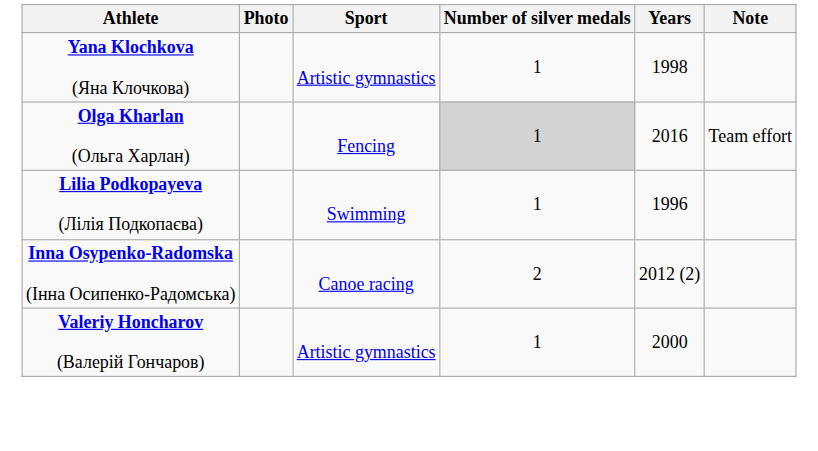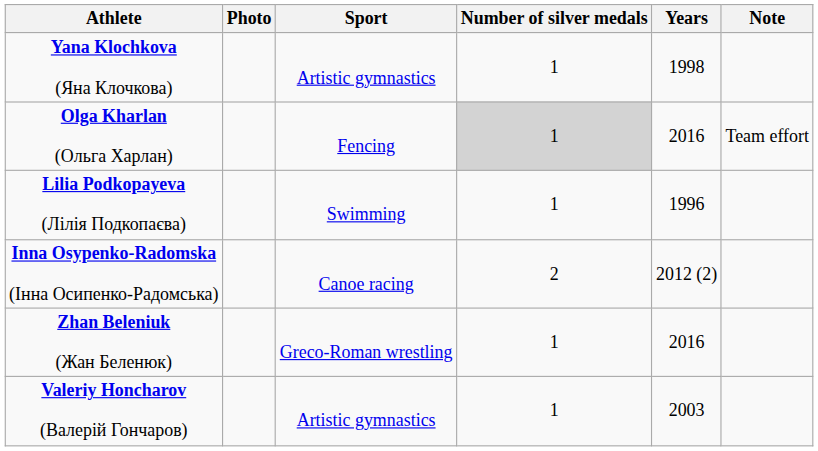+ row: (114, 342)
(670, 342) 2000 -> (687, 410) 2003
